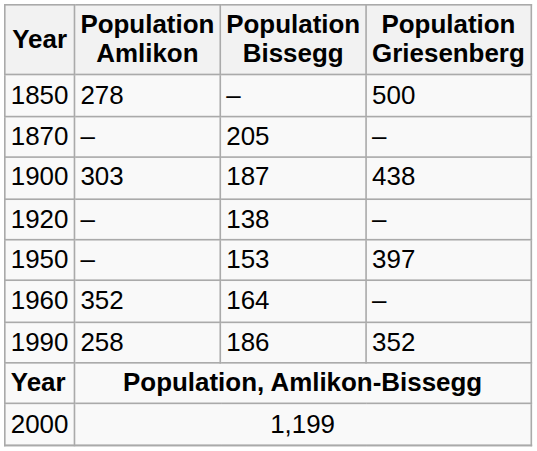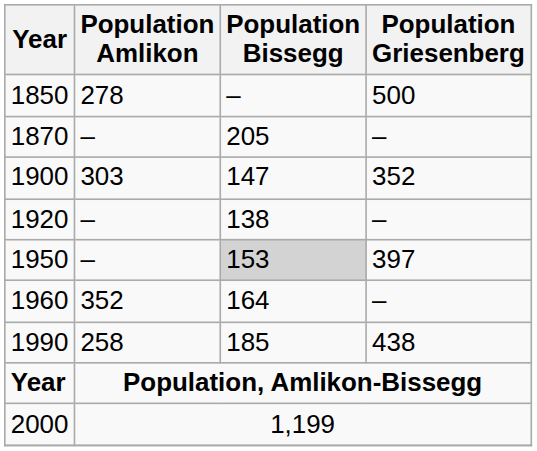(248, 177) 187 -> (248, 177) 147
(394, 177) 438 -> (394, 177) 352
(248, 259) no background -> (248, 259) lightgrey background
(248, 341) 186 -> (248, 341) 185
(394, 341) 352 -> (394, 341) 438
